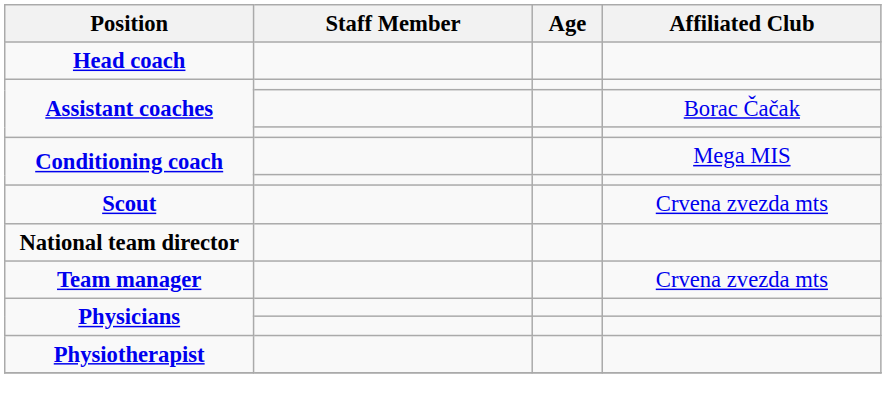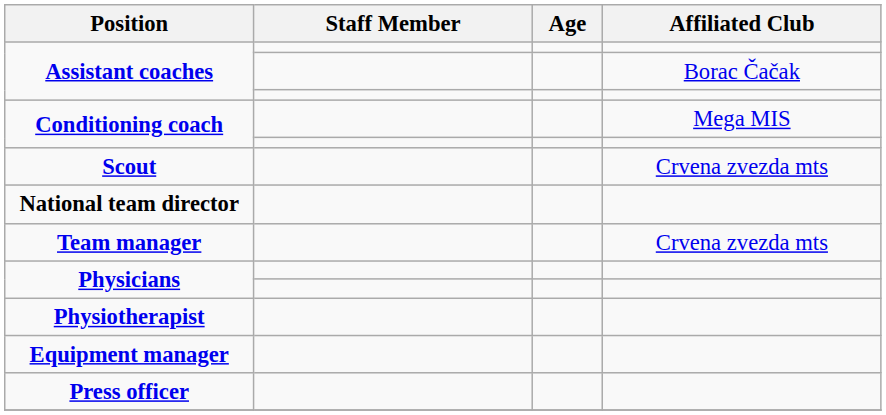- row: (129, 60)
+ row: (129, 353)
+ row: (129, 391)
